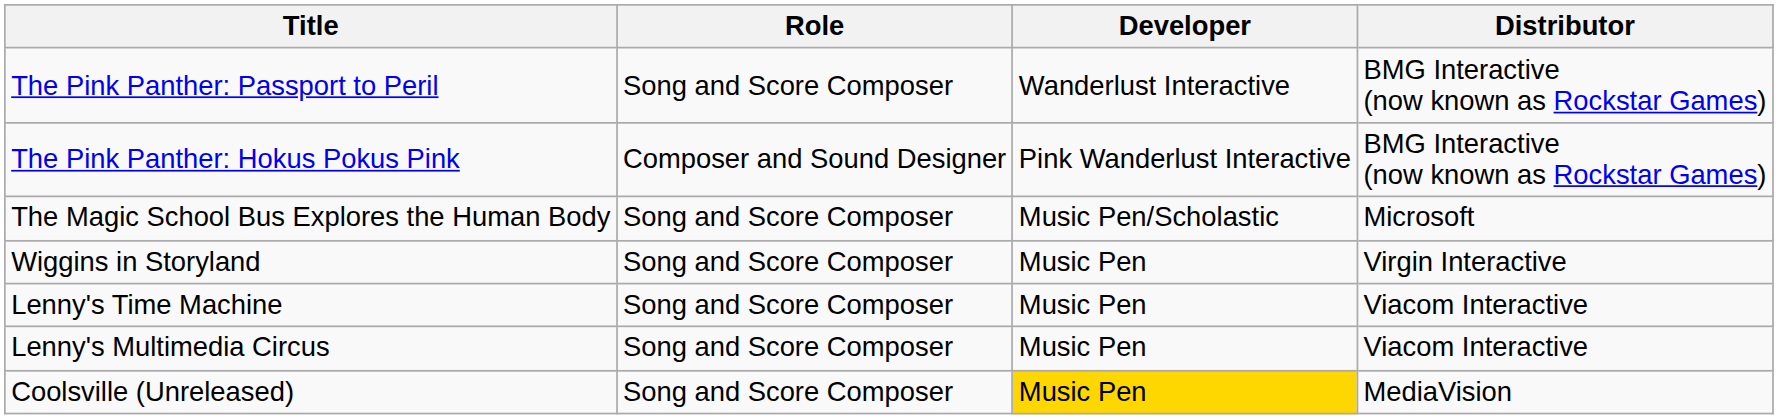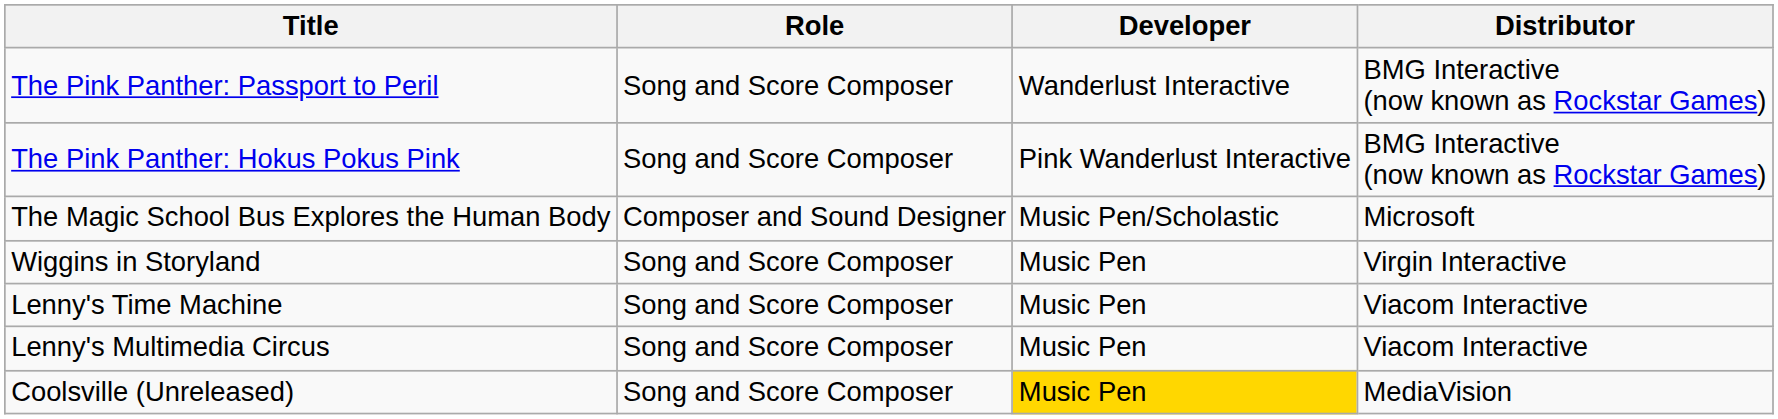(815, 159) Composer and Sound Designer -> (788, 159) Song and Score Composer
(788, 217) Song and Score Composer -> (815, 217) Composer and Sound Designer
